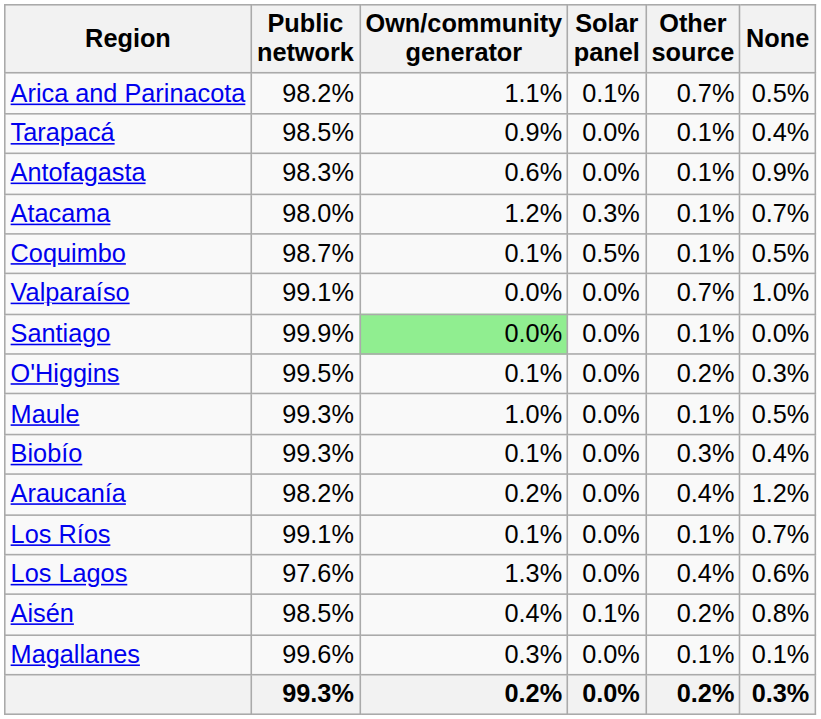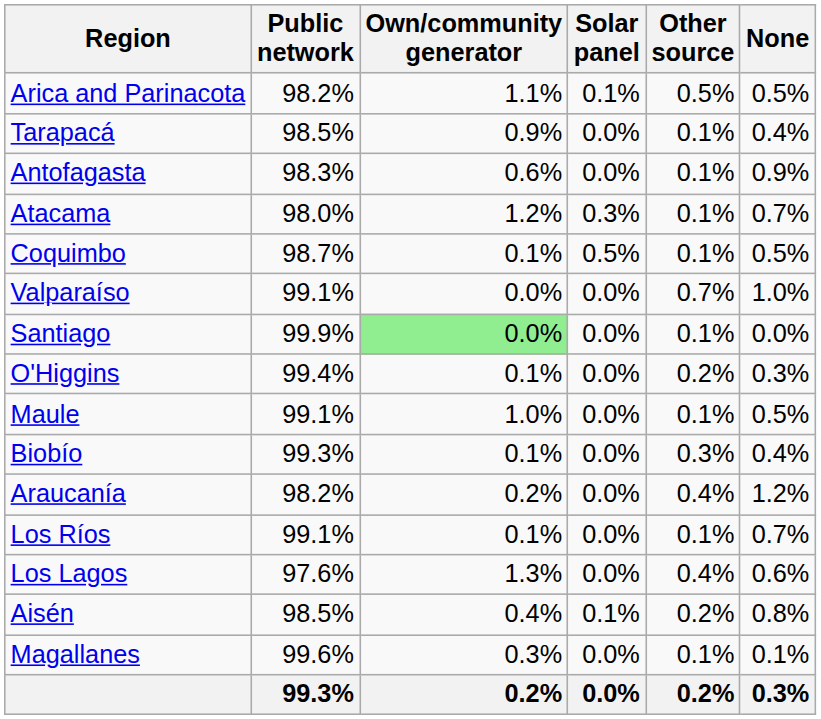(706, 93) 0.7% -> (706, 93) 0.5%
(318, 373) 99.5% -> (318, 373) 99.4%
(318, 413) 99.3% -> (318, 413) 99.1%
